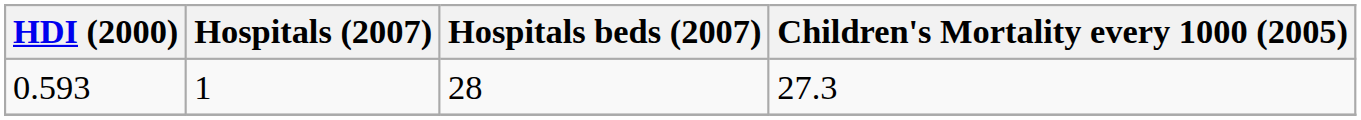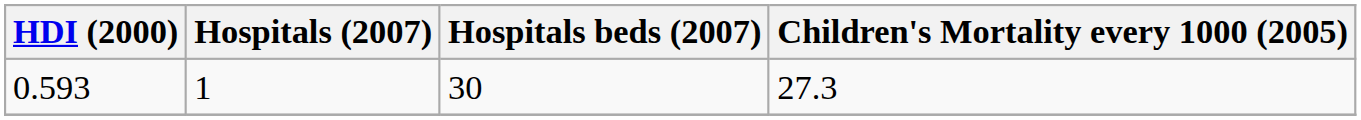(465, 86) 28 -> (465, 86) 30
